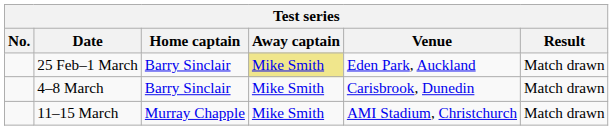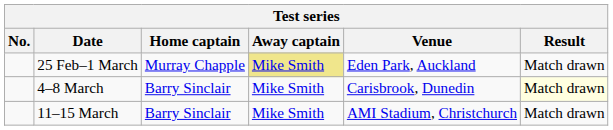(188, 64) Barry Sinclair -> (195, 64) Murray Chapple
(564, 88) no background -> (564, 88) lightyellow background
(195, 112) Murray Chapple -> (188, 112) Barry Sinclair
